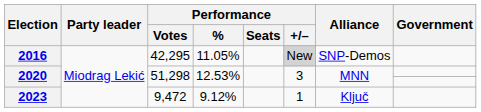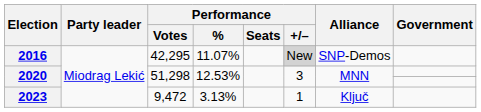(218, 55) 11.05% -> (218, 55) 11.07%
(218, 96) 9.12% -> (218, 96) 3.13%
